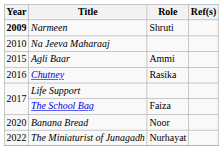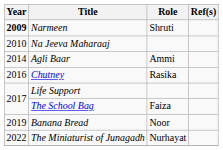(17, 59) 2015 -> (17, 59) 2014
(17, 122) 2020 -> (17, 122) 2019
